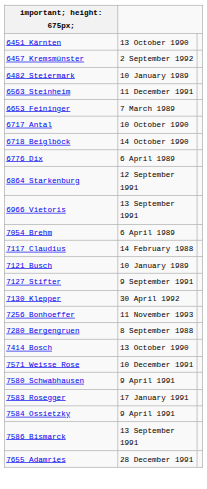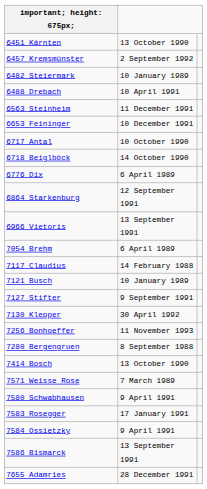+ row: (34, 92)
(147, 108) 7 March 1989 -> (157, 124) 10 December 1991
(157, 364) 10 December 1991 -> (147, 380) 7 March 1989
